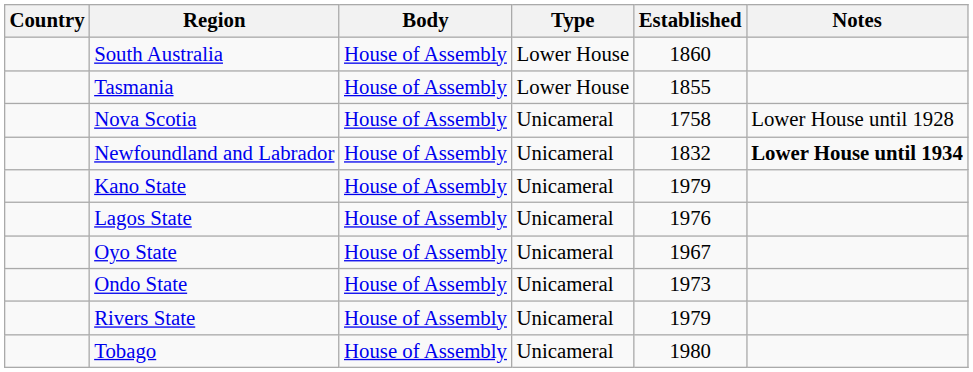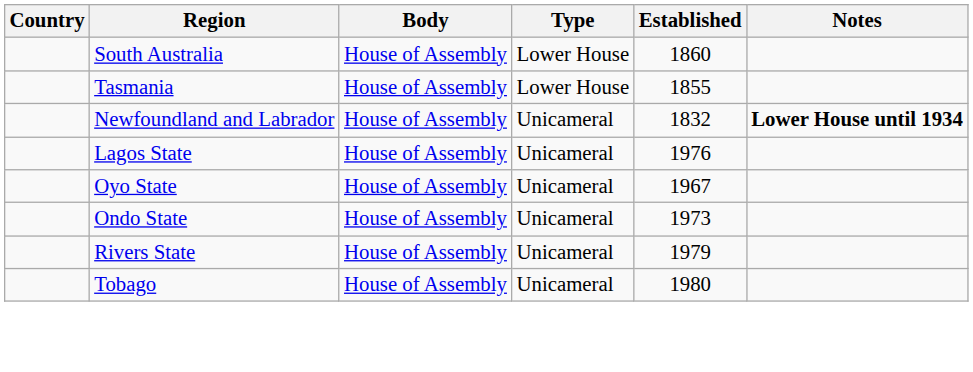- row: (145, 119)
- row: (140, 185)
